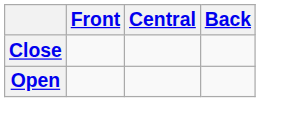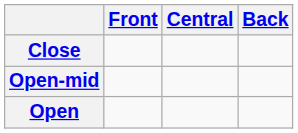+ row: (54, 81)
